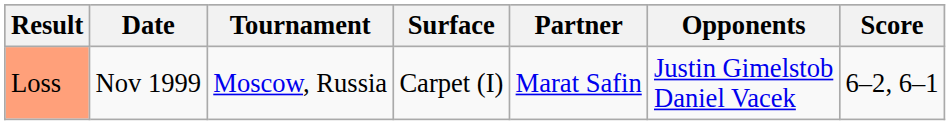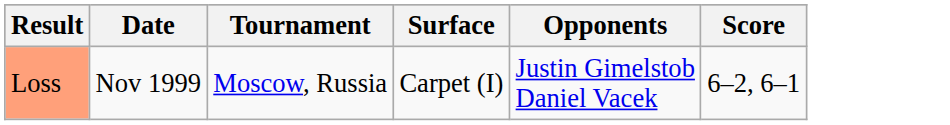- column: (579, 25)
